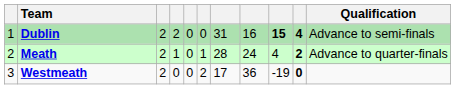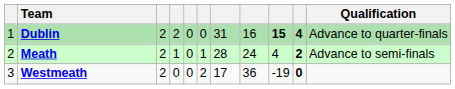(372, 34) Advance to semi-finals -> (378, 34) Advance to quarter-finals
(378, 53) Advance to quarter-finals -> (372, 53) Advance to semi-finals
